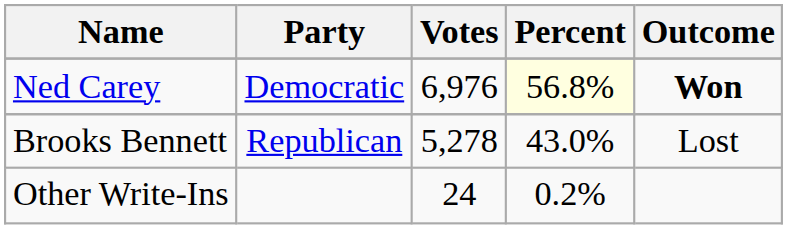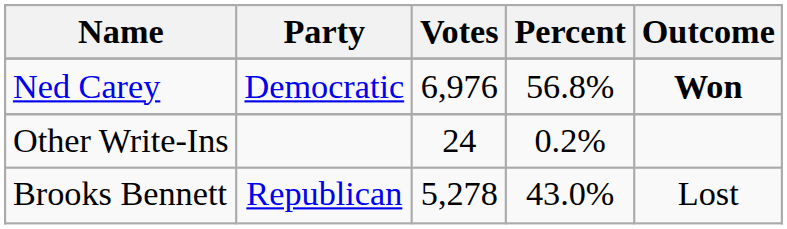(570, 85) lightyellow background -> (570, 85) no background
rows swapped: (120, 140) <-> (121, 194)
